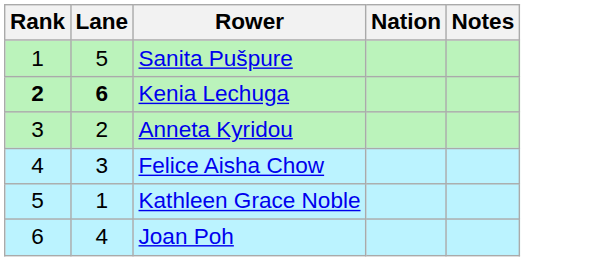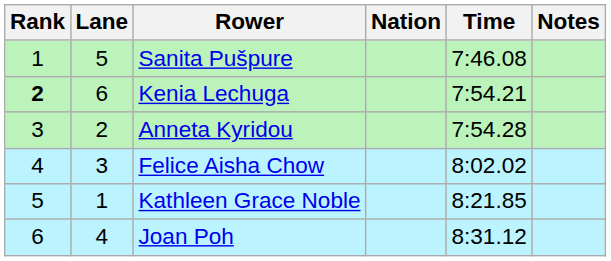+ column: (489, 22)
(102, 93) bold -> (102, 93) normal
